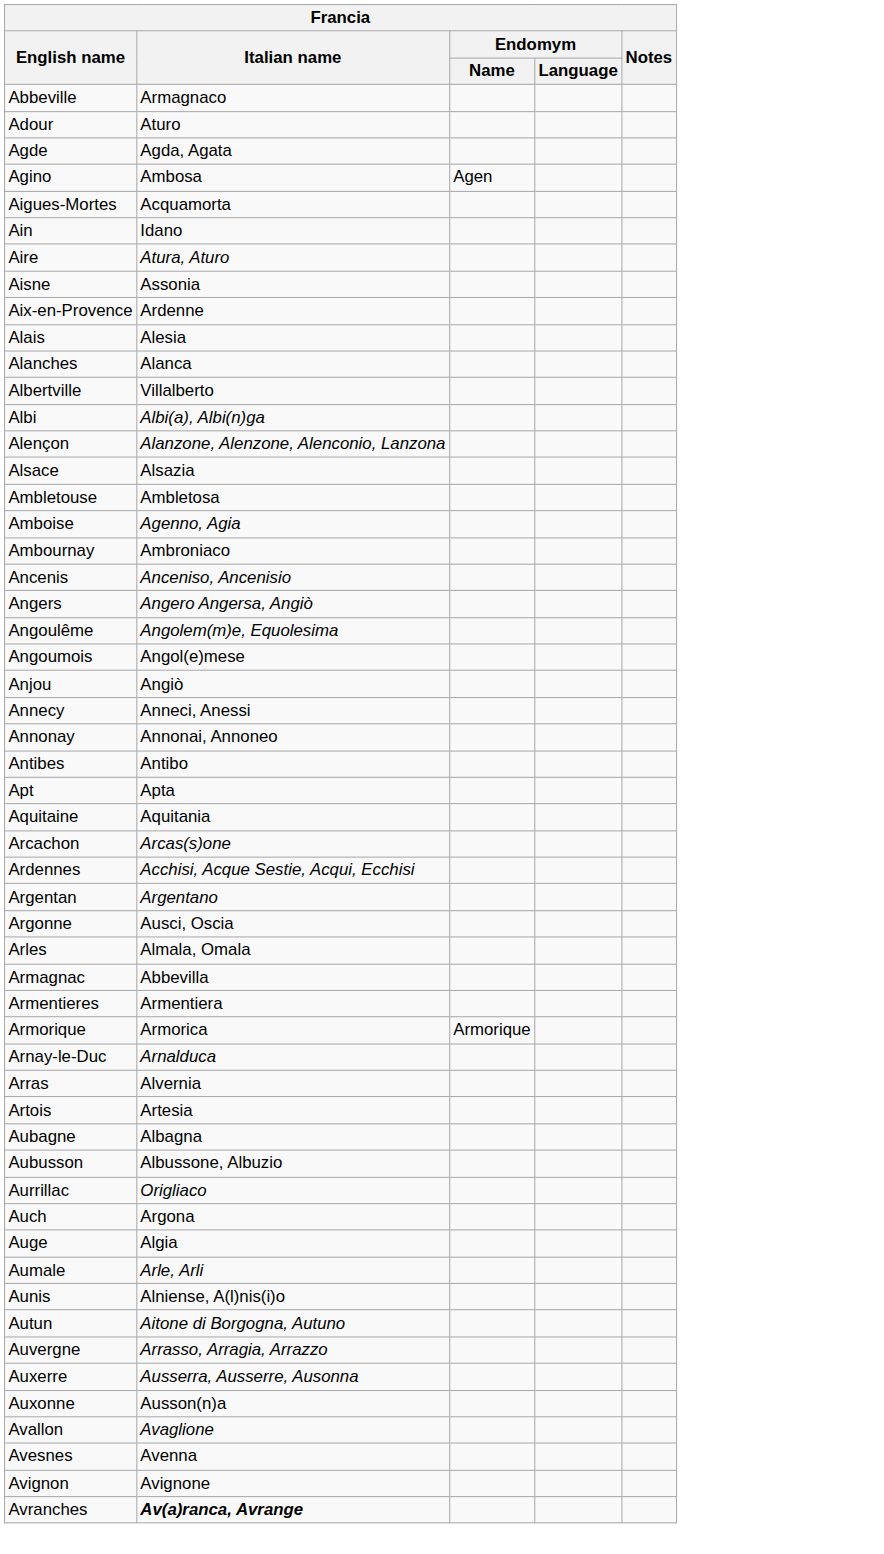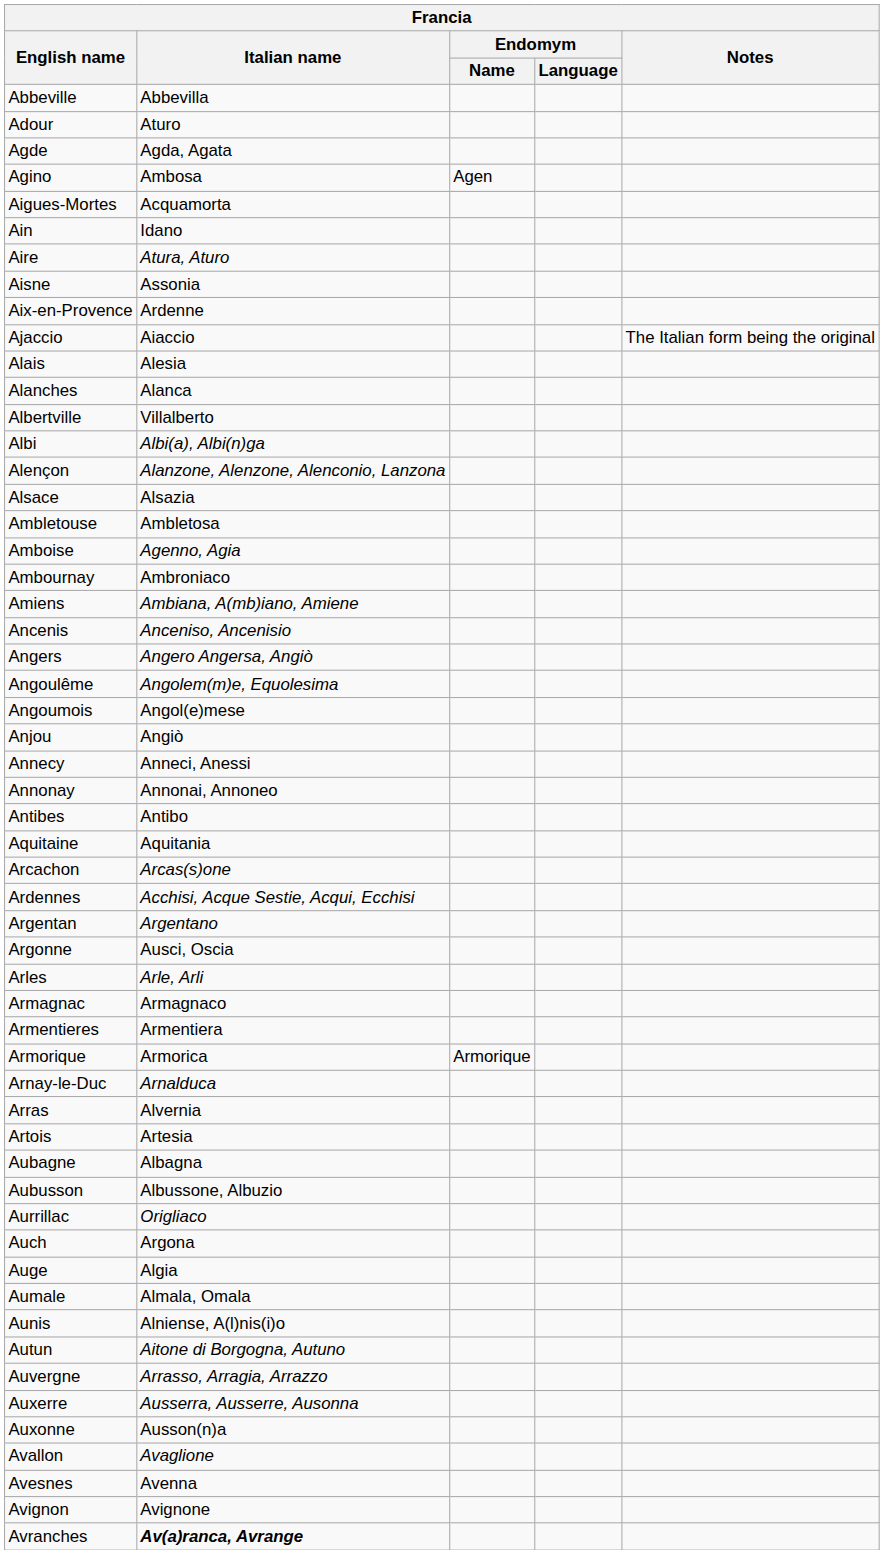(183, 97) Armagnaco -> (174, 97) Abbevilla
+ row: (35, 337)
+ row: (36, 603)
- row: (21, 790)
(195, 950) Almala, Omala -> (172, 976) Arle, Arli
(174, 976) Abbevilla -> (183, 1003) Armagnaco
(172, 1270) Arle, Arli -> (195, 1296) Almala, Omala
